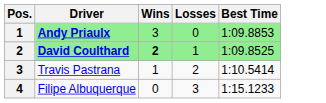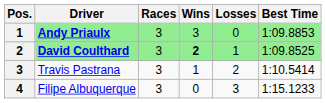+ column: (159, 14)
